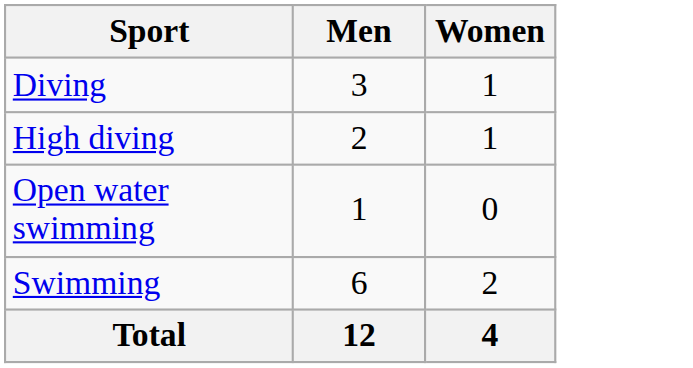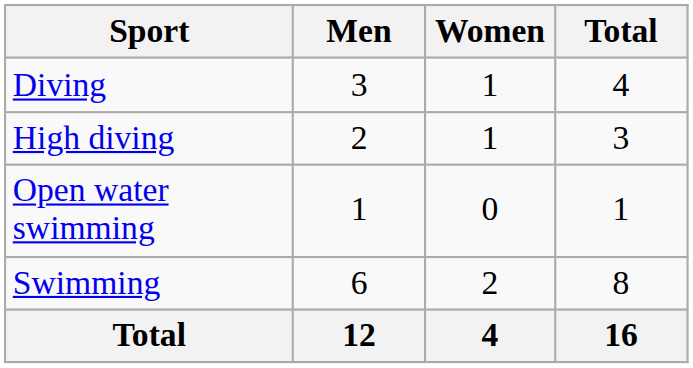+ column: (621, 31)
